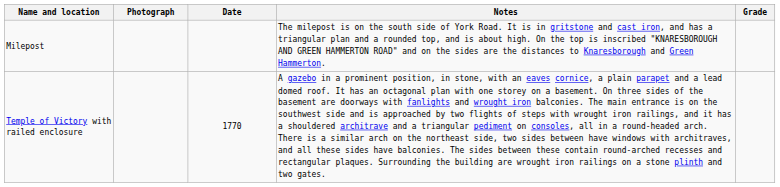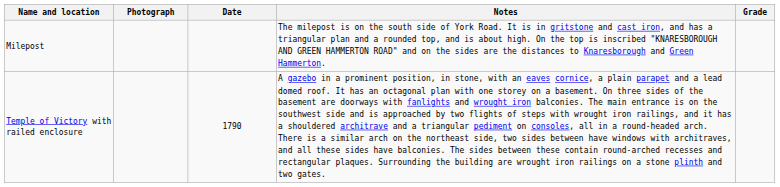(232, 127) 1770 -> (232, 127) 1790
